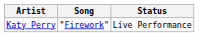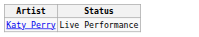- column: (84, 11)
